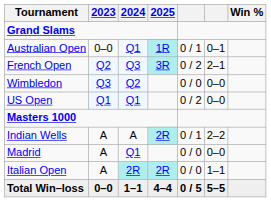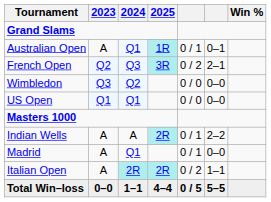(103, 48) 0–0 -> (103, 48) A
(191, 100) 0 / 2 -> (191, 100) 0 / 0
(191, 153) 0 / 0 -> (191, 153) 0 / 1
(191, 170) 0 / 0 -> (191, 170) 0 / 2
